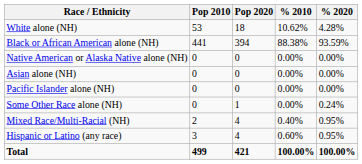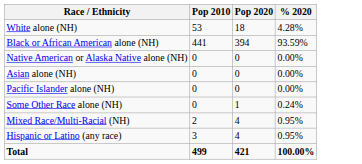- column: (296, 12)
